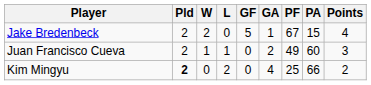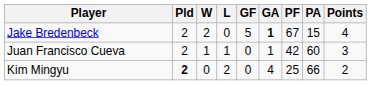(271, 32) normal -> (271, 32) bold
(271, 51) 2 -> (271, 51) 1
(292, 51) 49 -> (292, 51) 42
